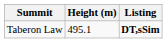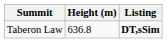(79, 29) 495.1 -> (79, 29) 636.8
